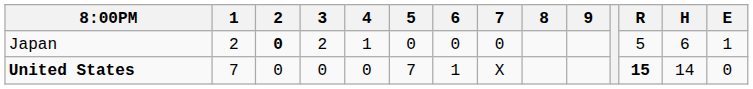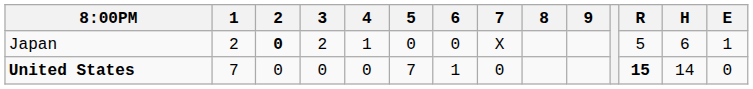(500, 44) 0 -> (500, 44) X
(500, 70) X -> (500, 70) 0
